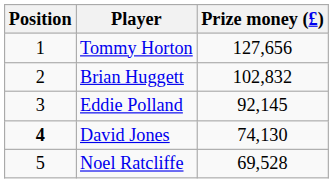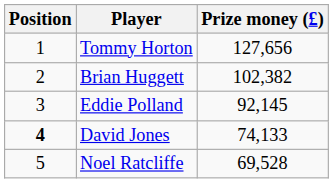(262, 76) 102,832 -> (262, 76) 102,382
(262, 134) 74,130 -> (262, 134) 74,133
